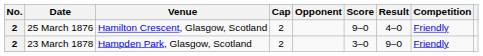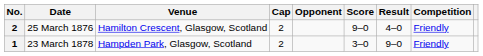(15, 43) 2 -> (15, 43) 1
